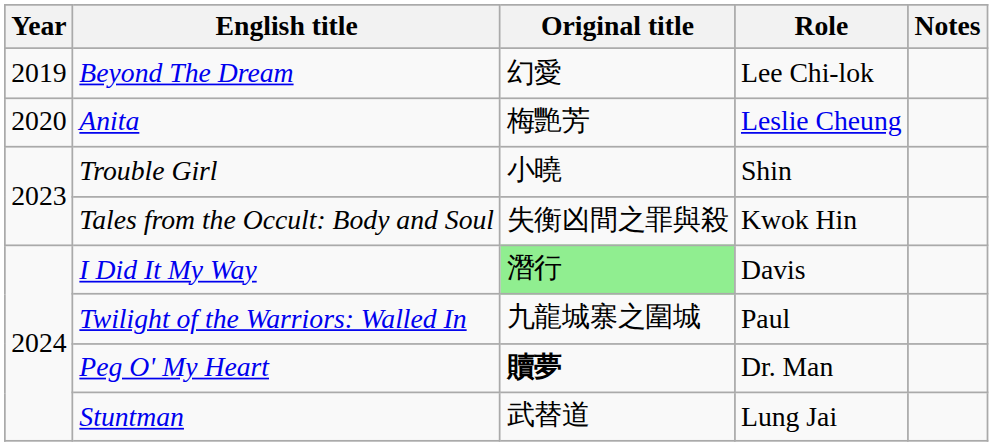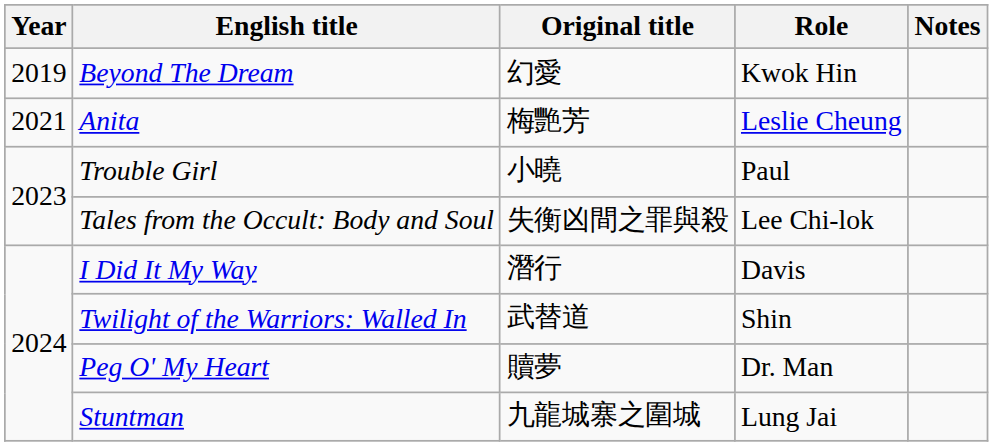(807, 72) Lee Chi-lok -> (799, 72) Kwok Hin
(39, 122) 2020 -> (39, 122) 2021
(766, 171) Shin -> (766, 171) Paul
(799, 220) Kwok Hin -> (807, 220) Lee Chi-lok
(534, 268) lightgreen background -> (534, 268) no background
(604, 317) 九龍城寨之圍城 -> (548, 317) 武替道
(766, 318) Paul -> (766, 318) Shin
(534, 366) bold -> (534, 366) normal
(548, 415) 武替道 -> (604, 415) 九龍城寨之圍城
